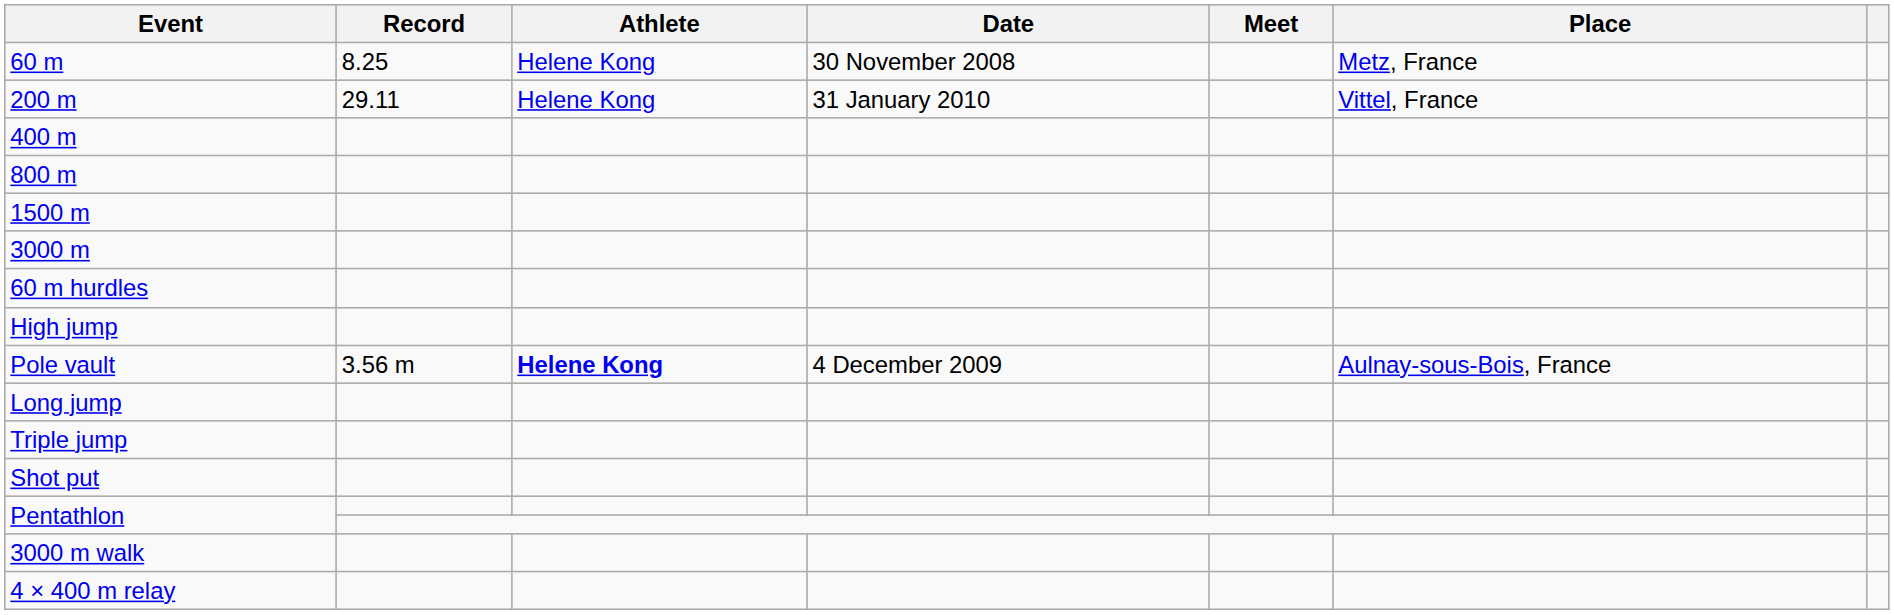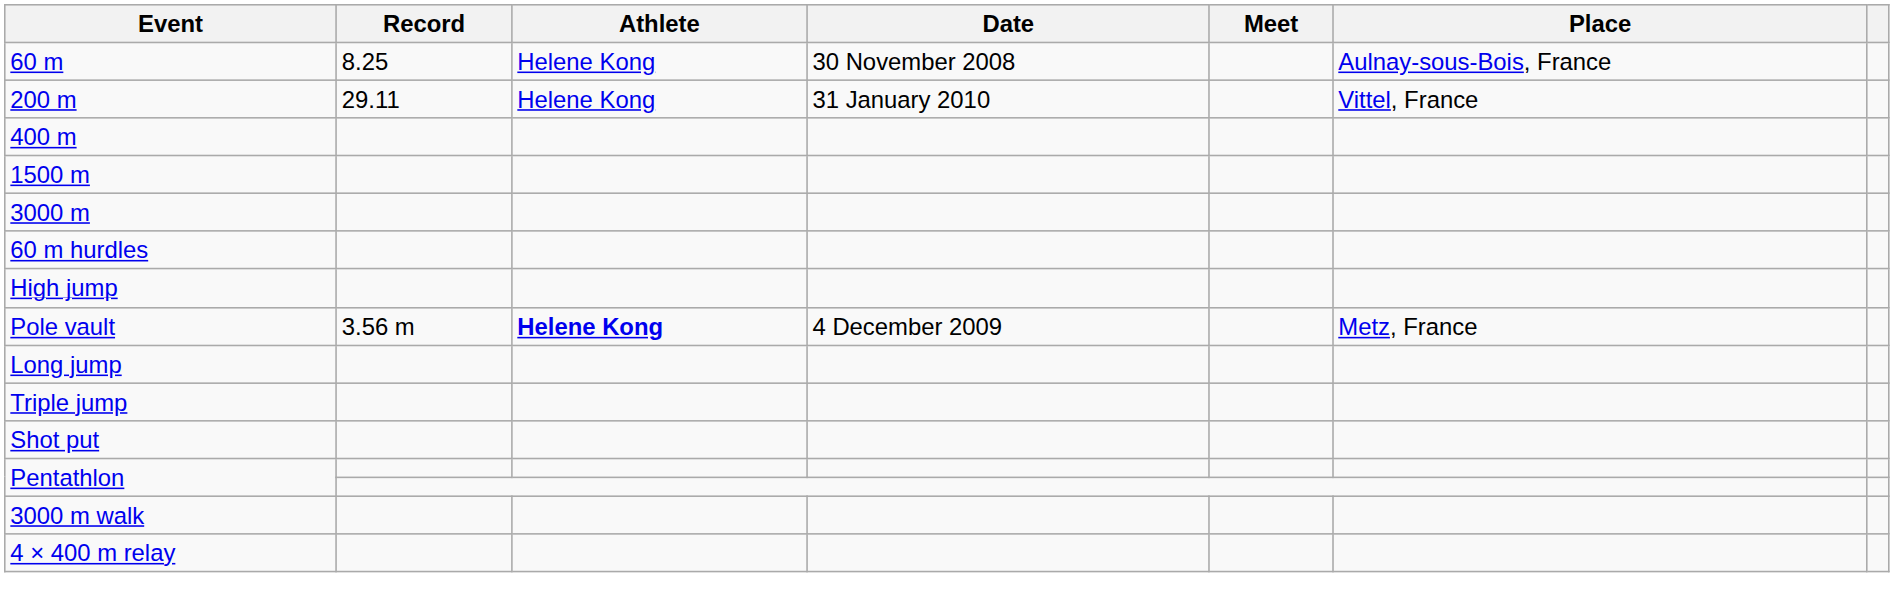(1408, 62) Metz, France -> (1475, 62) Aulnay-sous-Bois, France
- row: (43, 175)
(1475, 364) Aulnay-sous-Bois, France -> (1408, 326) Metz, France
